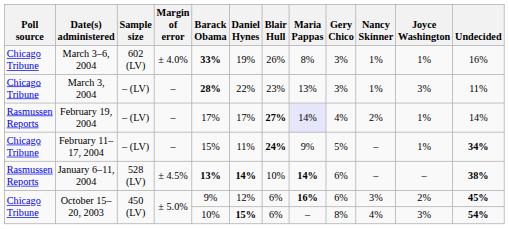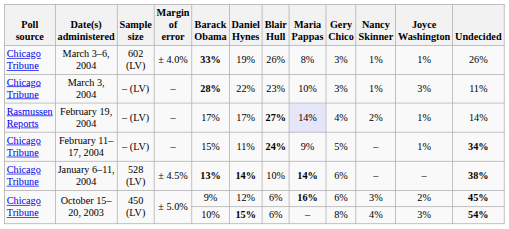(478, 60) 16% -> (478, 60) 26%
(308, 89) 13% -> (308, 89) 10%
(30, 176) Rasmussen Reports -> (24, 176) Chicago Tribune
